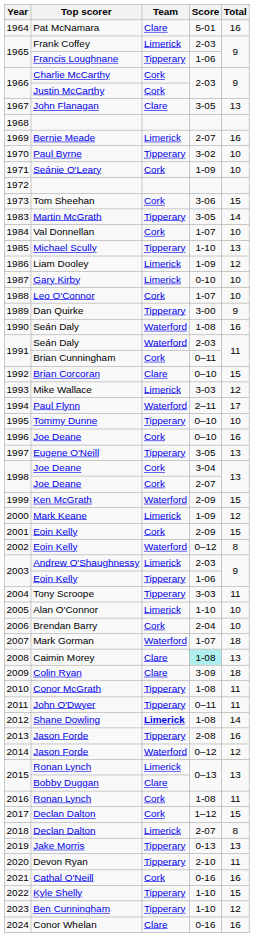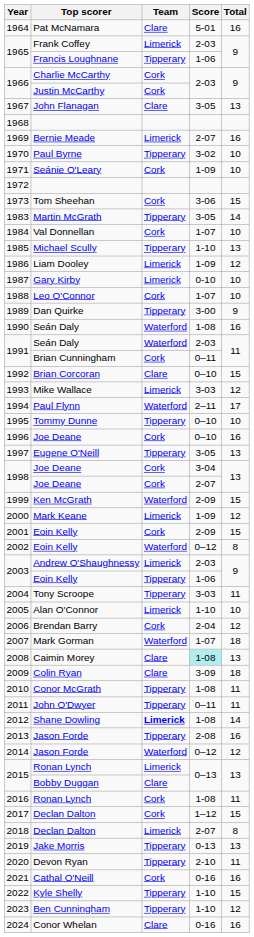(235, 625) 10 -> (235, 625) 12
